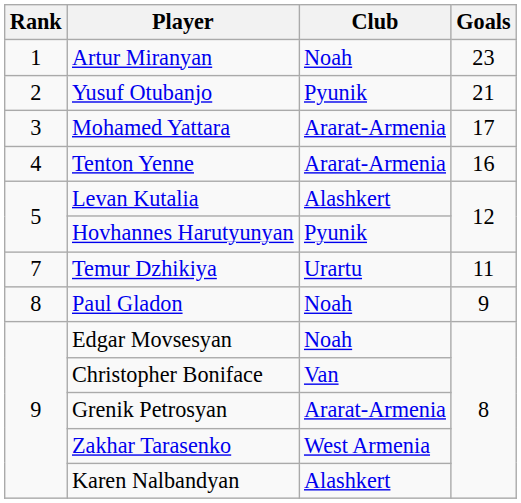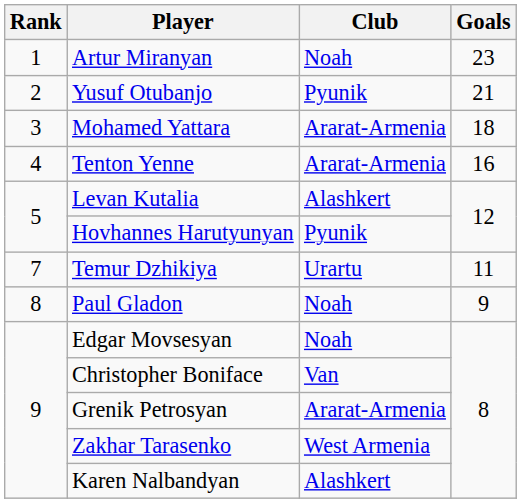(483, 127) 17 -> (483, 127) 18
